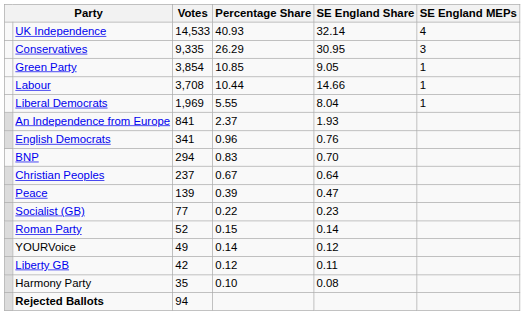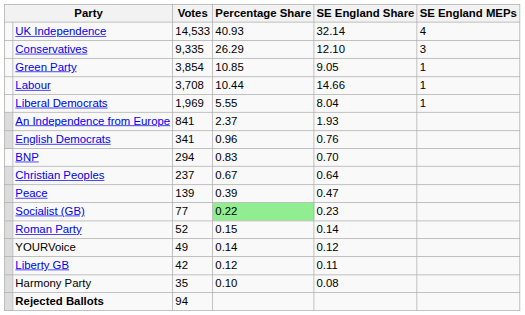(331, 49) 30.95 -> (331, 49) 12.10
(226, 211) no background -> (226, 211) lightgreen background
